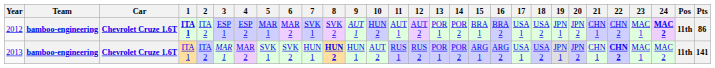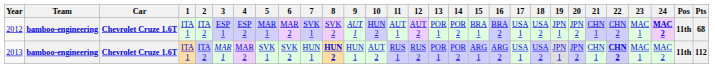(188, 29) bold -> (187, 29) normal
(702, 29) 86 -> (701, 29) 68
(702, 52) 141 -> (701, 52) 112
